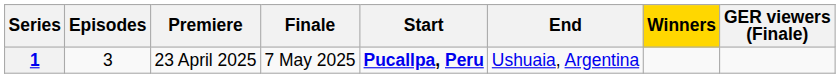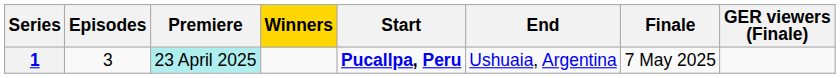columns swapped: (310, 25) <-> (682, 25)
(205, 60) no background -> (205, 60) paleturquoise background
